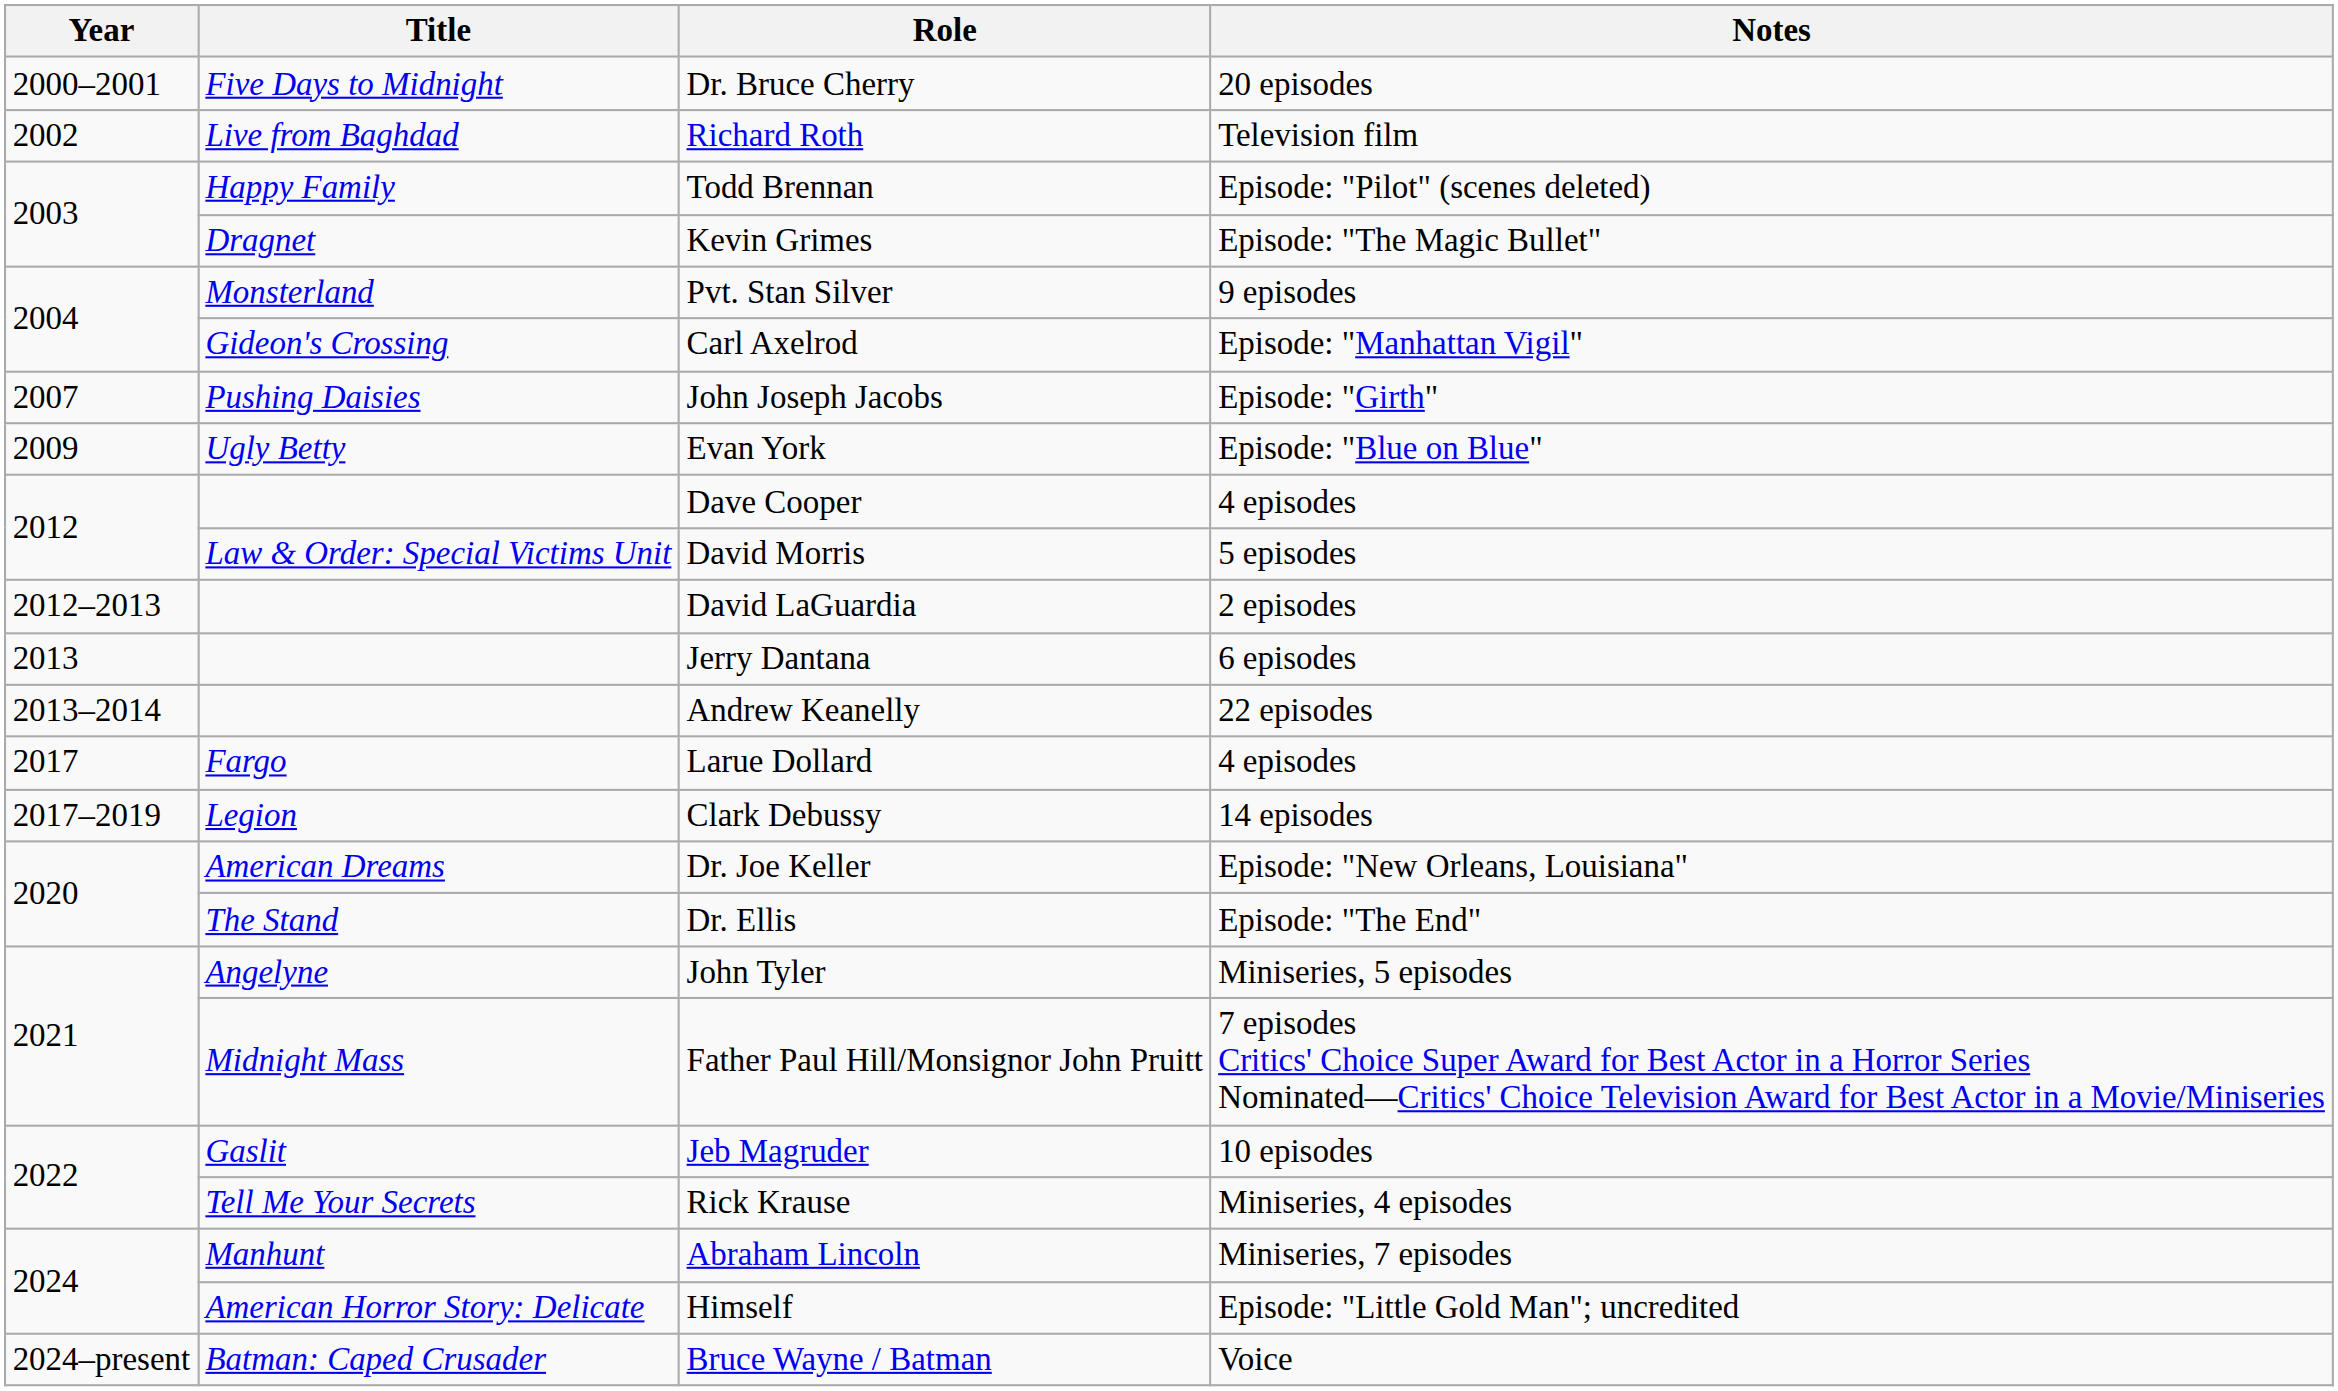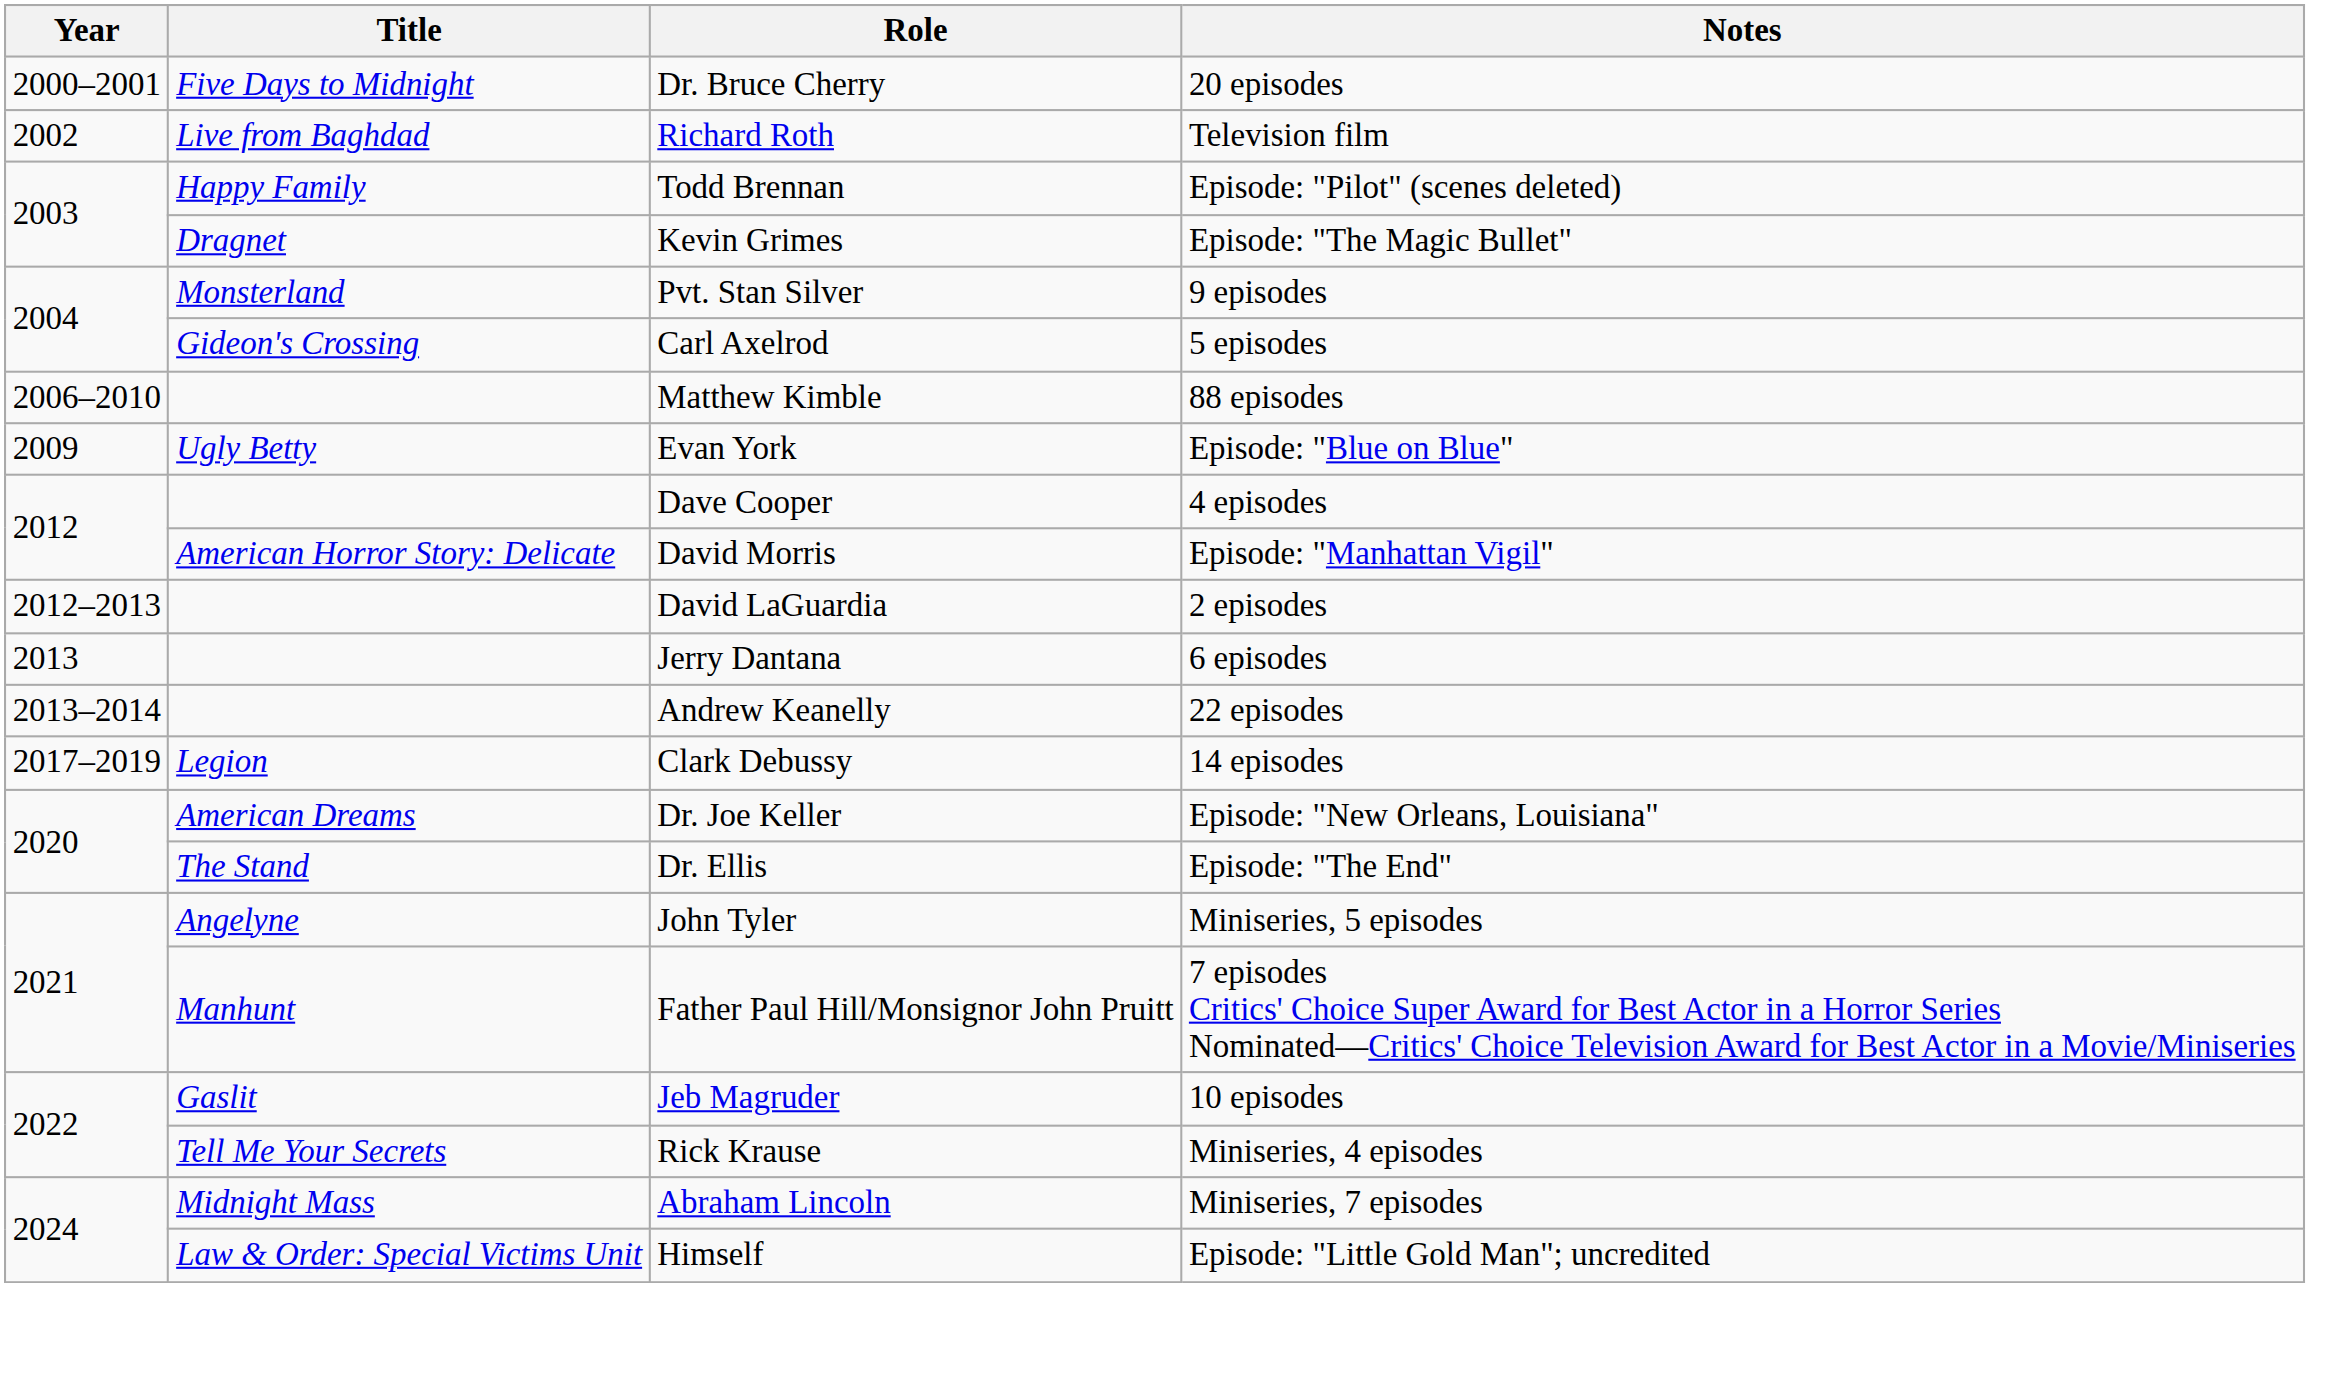(1401, 344) Episode: "Manhattan Vigil" -> (1258, 344) 5 episodes
+ row: (769, 396)
- row: (815, 396)
(438, 553) Law & Order: Special Victims Unit -> (396, 553) American Horror Story: Delicate
(1287, 553) 5 episodes -> (1371, 553) Episode: "Manhattan Vigil"
- row: (779, 762)
(305, 1060) Midnight Mass -> (236, 1008) Manhunt
(265, 1254) Manhunt -> (275, 1202) Midnight Mass
(425, 1307) American Horror Story: Delicate -> (409, 1254) Law & Order: Special Victims Unit
- row: (839, 1359)
